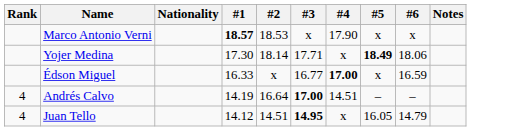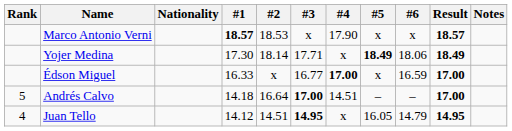+ column: (450, 14)
(22, 95) 4 -> (22, 95) 5
(239, 95) 14.19 -> (239, 95) 14.18
